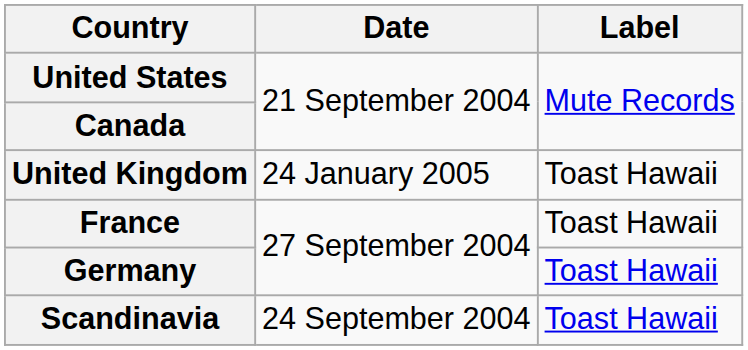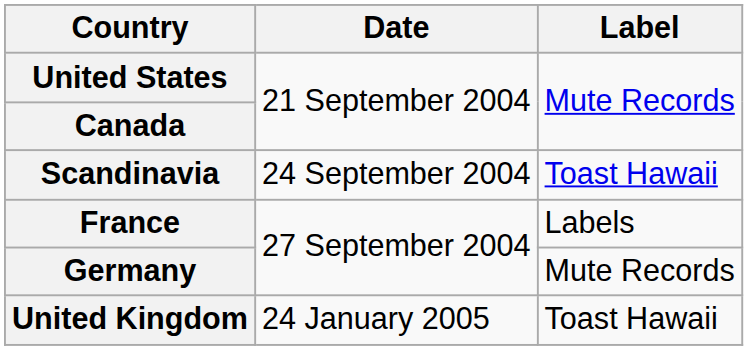rows swapped: (130, 319) <-> (130, 174)
(631, 222) Toast Hawaii -> (590, 222) Labels
(631, 271) Toast Hawaii -> (640, 271) Mute Records
